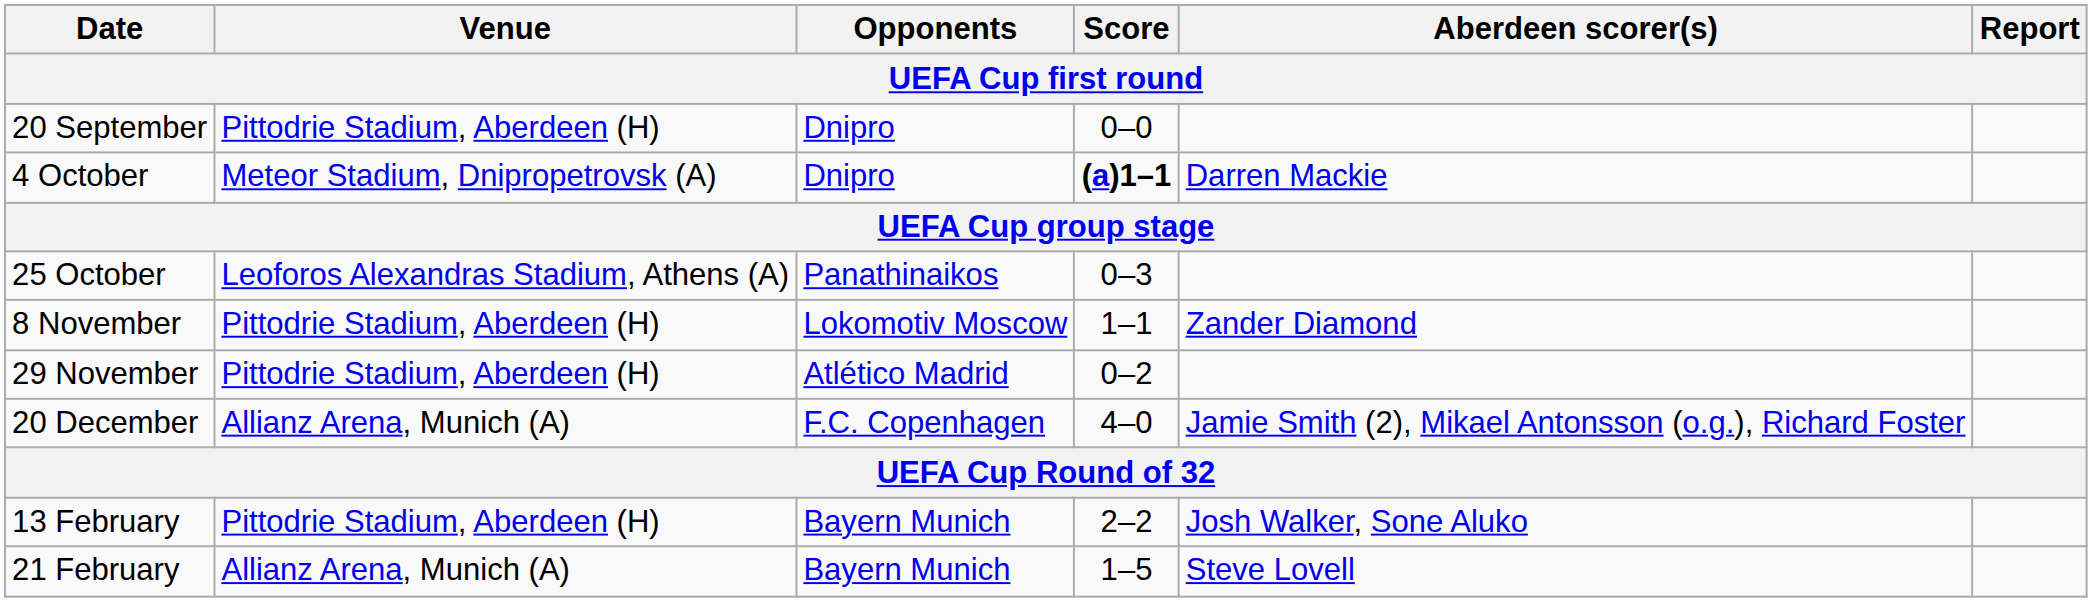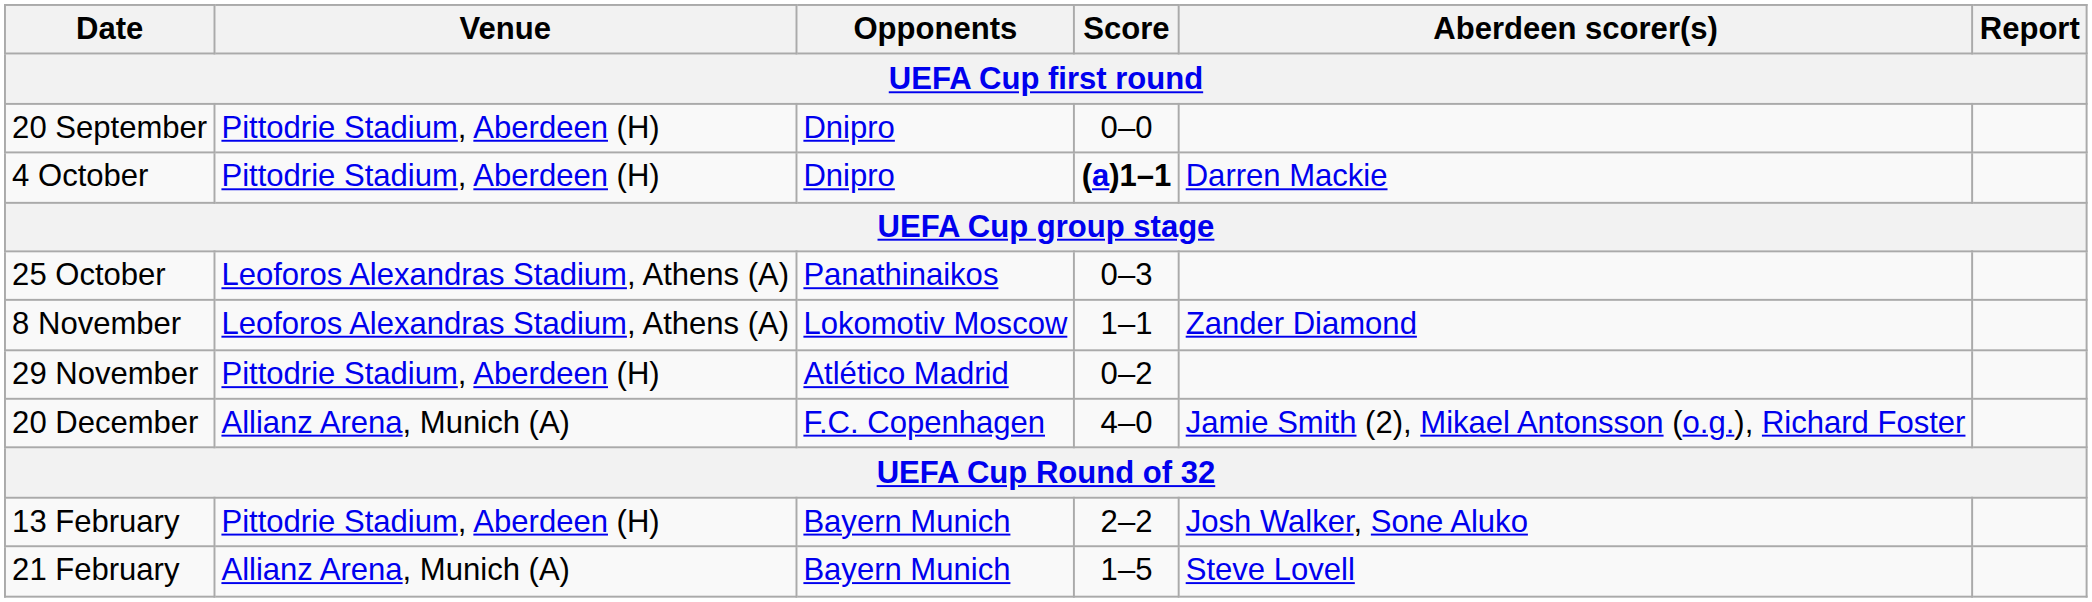(469, 176) Meteor Stadium, Dnipropetrovsk (A) -> (441, 176) Pittodrie Stadium, Aberdeen (H)
(441, 324) Pittodrie Stadium, Aberdeen (H) -> (505, 324) Leoforos Alexandras Stadium, Athens (A)
